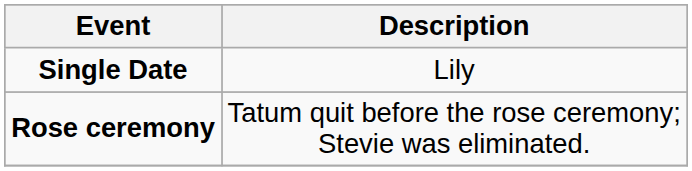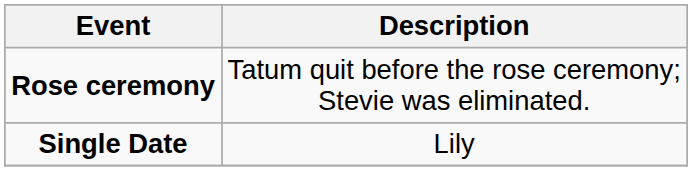rows swapped: (113, 69) <-> (113, 128)
